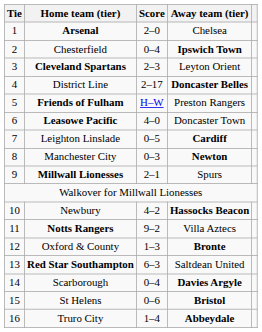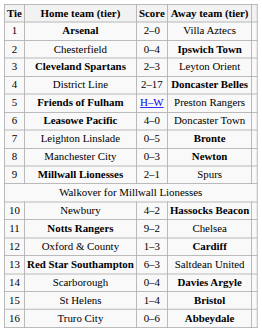(210, 31) Chelsea -> (210, 31) Villa Aztecs
(210, 138) Cardiff -> (210, 138) Bronte
(210, 228) Villa Aztecs -> (210, 228) Chelsea
(210, 246) Bronte -> (210, 246) Cardiff
(152, 300) 0–6 -> (152, 300) 1–4
(152, 318) 1–4 -> (152, 318) 0–6
